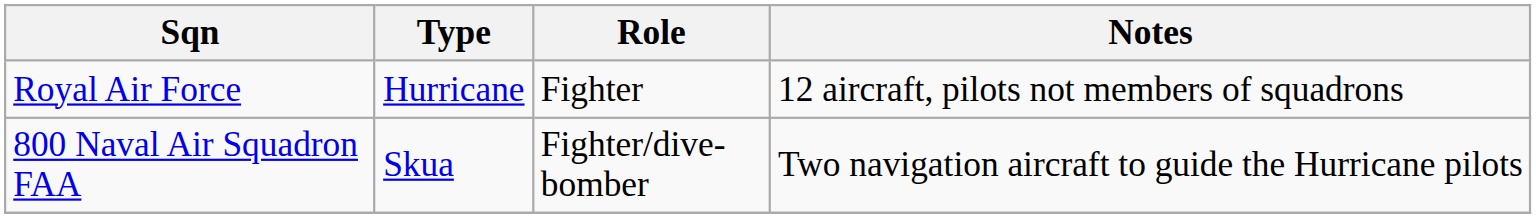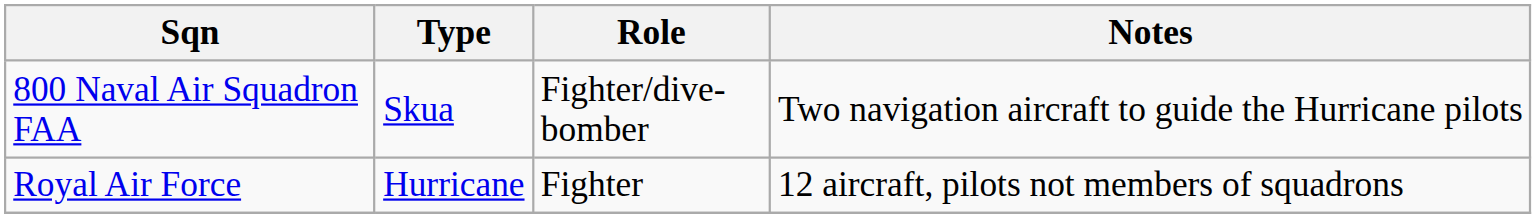rows swapped: (127, 88) <-> (186, 164)
